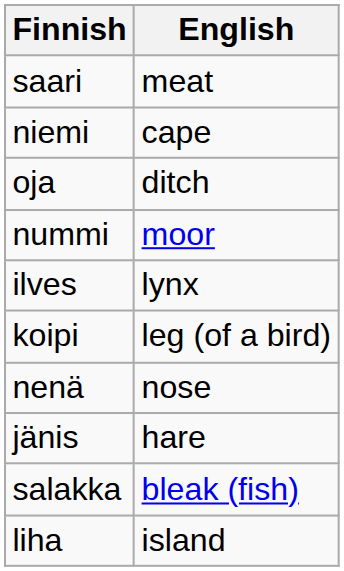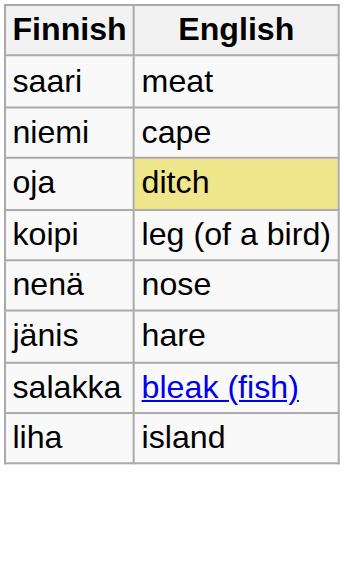(176, 183) no background -> (176, 183) khaki background
- row: (61, 234)
- row: (45, 285)
